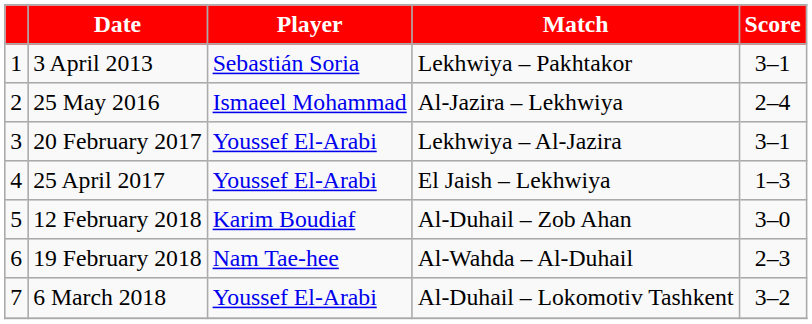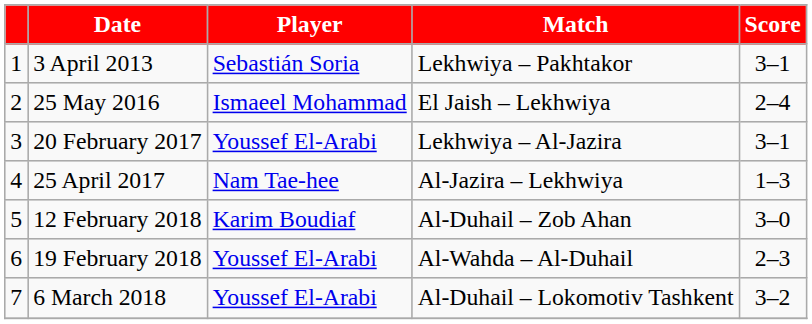(520, 102) Al-Jazira – Lekhwiya -> (514, 102) El Jaish – Lekhwiya
(295, 180) Youssef El-Arabi -> (276, 180) Nam Tae-hee
(514, 180) El Jaish – Lekhwiya -> (520, 180) Al-Jazira – Lekhwiya
(276, 258) Nam Tae-hee -> (295, 258) Youssef El-Arabi
